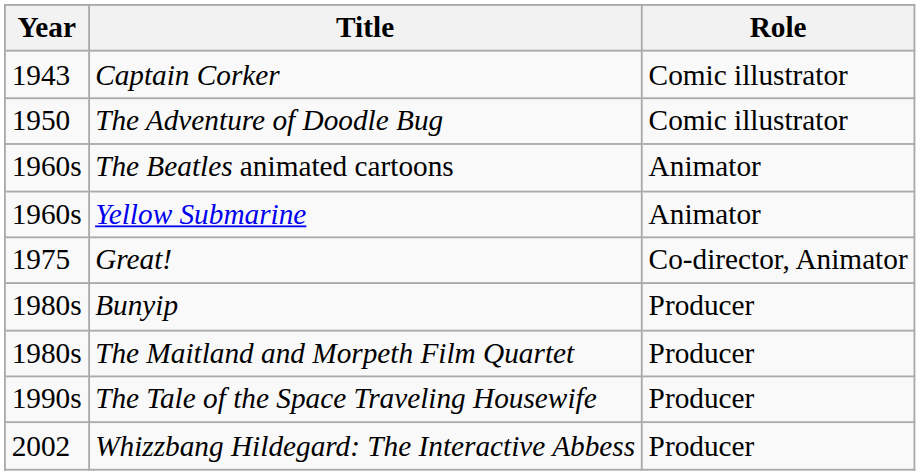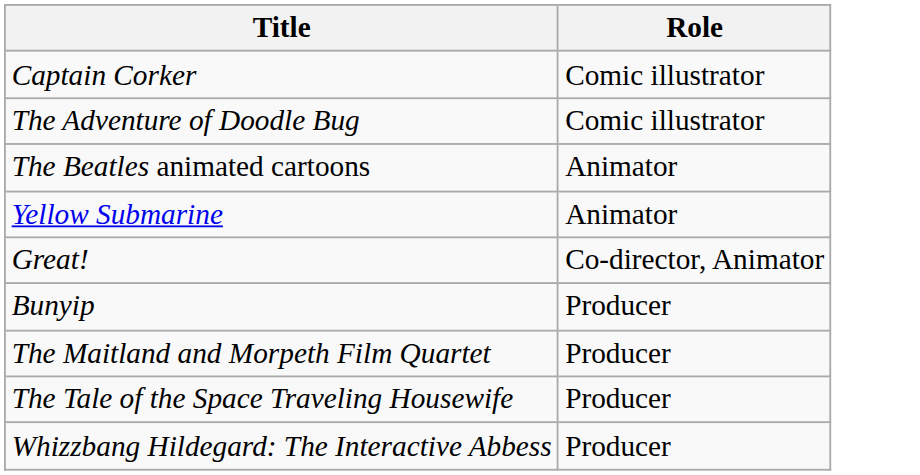- column: (47, 27)
